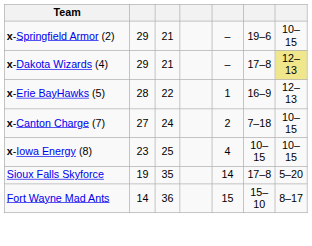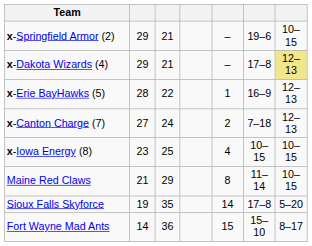(291, 123) 10–15 -> (291, 123) 12–13
+ row: (49, 181)
